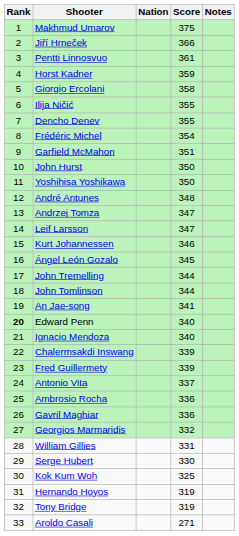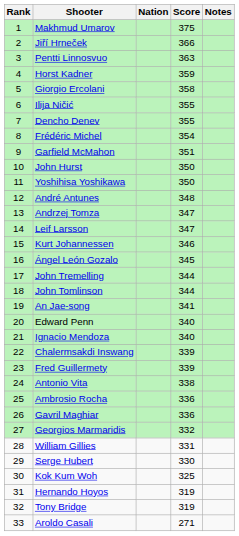(187, 58) 361 -> (187, 58) 363
(18, 321) bold -> (18, 321) normal
(187, 383) 337 -> (187, 383) 338
